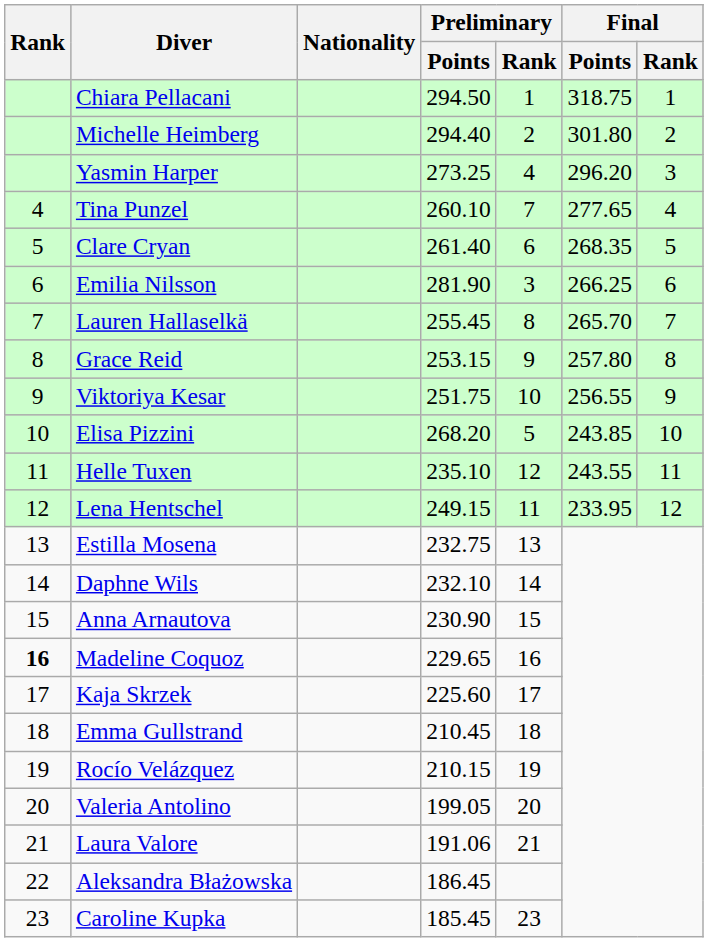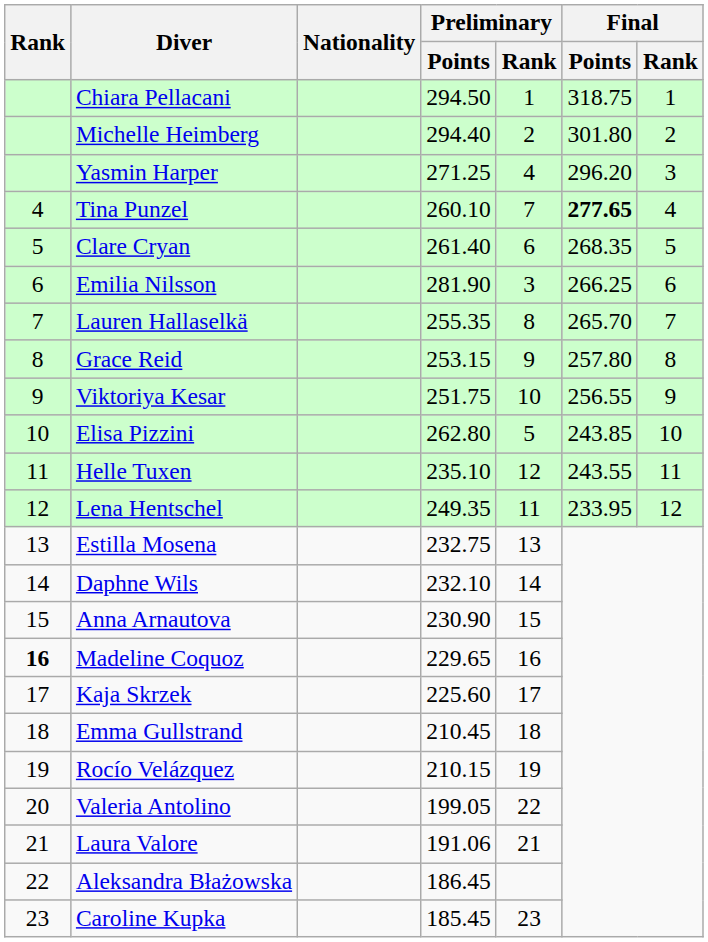(459, 172) 273.25 -> (459, 172) 271.25
(600, 209) normal -> (600, 209) bold
(459, 321) 255.45 -> (459, 321) 255.35
(459, 433) 268.20 -> (459, 433) 262.80
(459, 508) 249.15 -> (459, 508) 249.35
(529, 806) 20 -> (529, 806) 22
